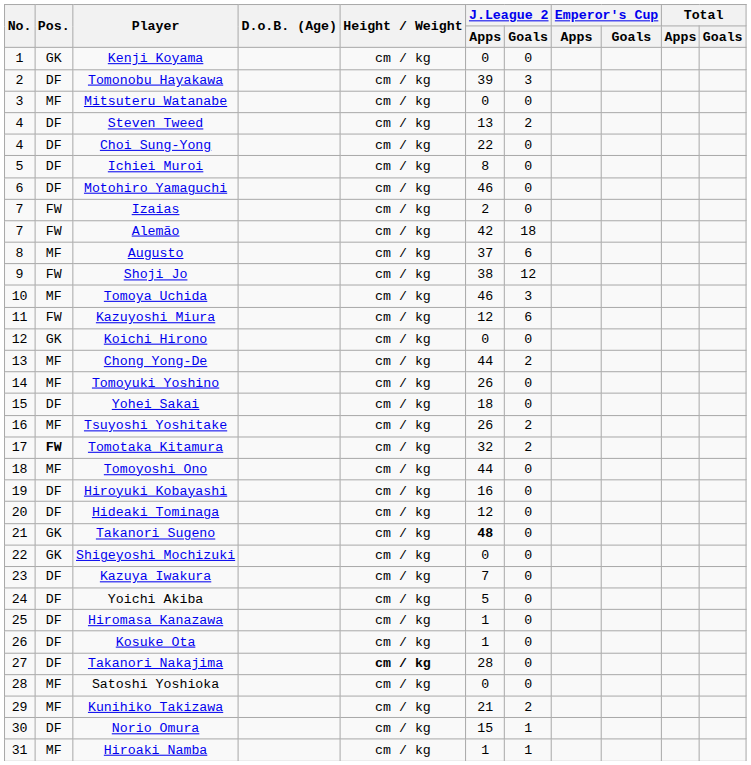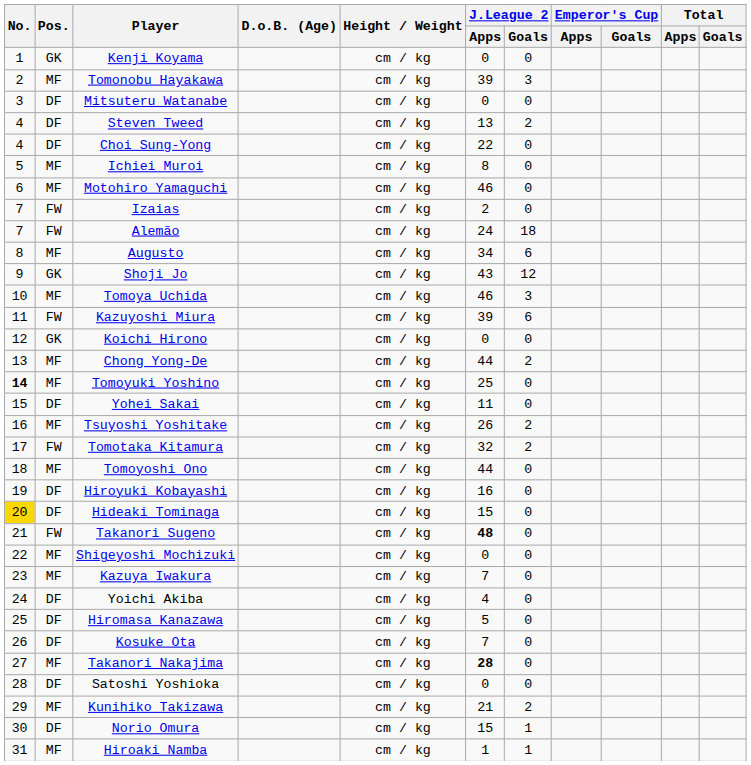(54, 80) DF -> (54, 80) MF
(54, 102) MF -> (54, 102) DF
(54, 167) DF -> (54, 167) MF
(54, 188) DF -> (54, 188) MF
(485, 231) 42 -> (485, 231) 24
(485, 253) 37 -> (485, 253) 34
(54, 275) FW -> (54, 275) GK
(485, 275) 38 -> (485, 275) 43
(485, 318) 12 -> (485, 318) 39
(20, 383) normal -> (20, 383) bold
(485, 383) 26 -> (485, 383) 25
(485, 404) 18 -> (485, 404) 11
(54, 448) bold -> (54, 448) normal
(20, 512) no background -> (20, 512) gold background
(485, 512) 12 -> (485, 512) 15
(54, 534) GK -> (54, 534) FW
(54, 556) GK -> (54, 556) MF
(54, 577) DF -> (54, 577) MF
(485, 599) 5 -> (485, 599) 4
(485, 620) 1 -> (485, 620) 5
(485, 642) 1 -> (485, 642) 7
(54, 664) DF -> (54, 664) MF
(403, 664) bold -> (403, 664) normal
(485, 664) normal -> (485, 664) bold
(54, 685) MF -> (54, 685) DF
